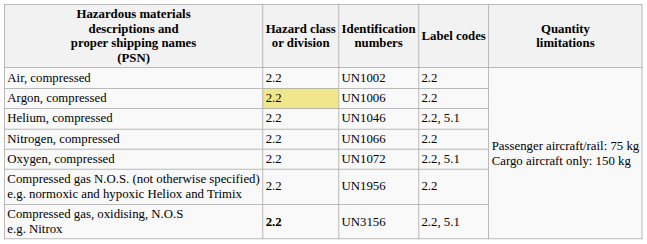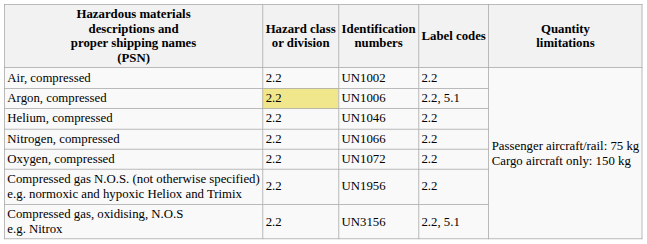(429, 98) 2.2 -> (441, 98) 2.2, 5.1
(441, 118) 2.2, 5.1 -> (429, 118) 2.2
(441, 159) 2.2, 5.1 -> (429, 159) 2.2
(274, 221) bold -> (274, 221) normal
